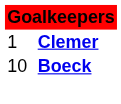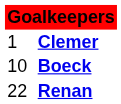+ row: (65, 91)
